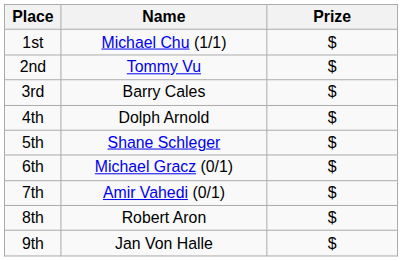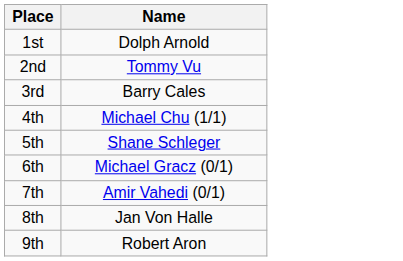- column: (332, 17)
(164, 42) Michael Chu (1/1) -> (164, 42) Dolph Arnold
(164, 117) Dolph Arnold -> (164, 117) Michael Chu (1/1)
(164, 218) Robert Aron -> (164, 218) Jan Von Halle
(164, 243) Jan Von Halle -> (164, 243) Robert Aron
